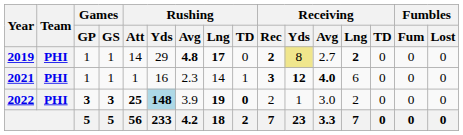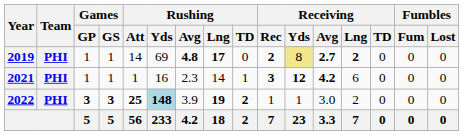(162, 57) 29 -> (162, 57) 69
(327, 57) normal -> (327, 57) bold
(327, 78) 4.0 -> (327, 78) 4.2
(245, 99) 0 -> (245, 99) 2
(271, 99) 2 -> (271, 99) 1
